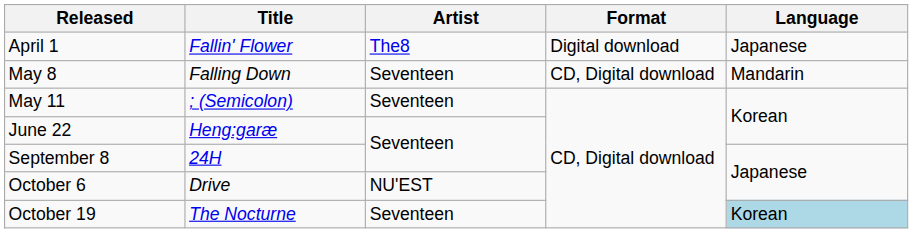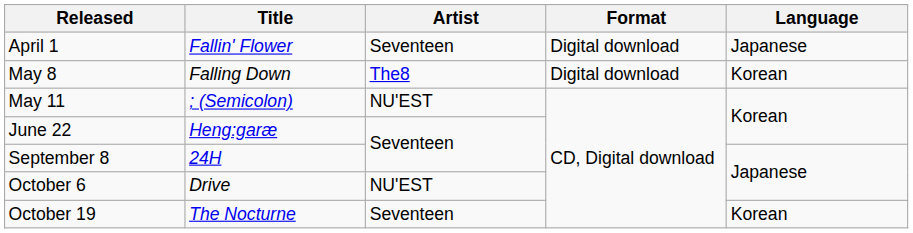(390, 46) The8 -> (412, 46) Seventeen
(412, 74) Seventeen -> (390, 74) The8
(632, 74) CD, Digital download -> (615, 74) Digital download
(767, 74) Mandarin -> (759, 74) Korean
(412, 102) Seventeen -> (401, 102) NU'EST
(759, 213) lightblue background -> (759, 213) no background
